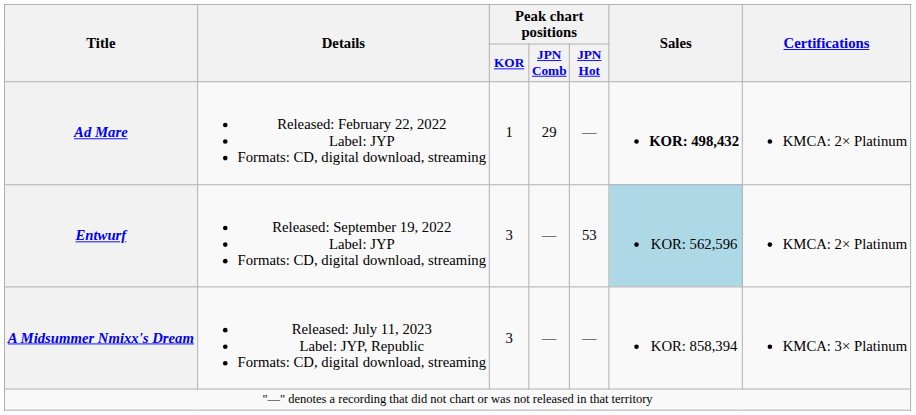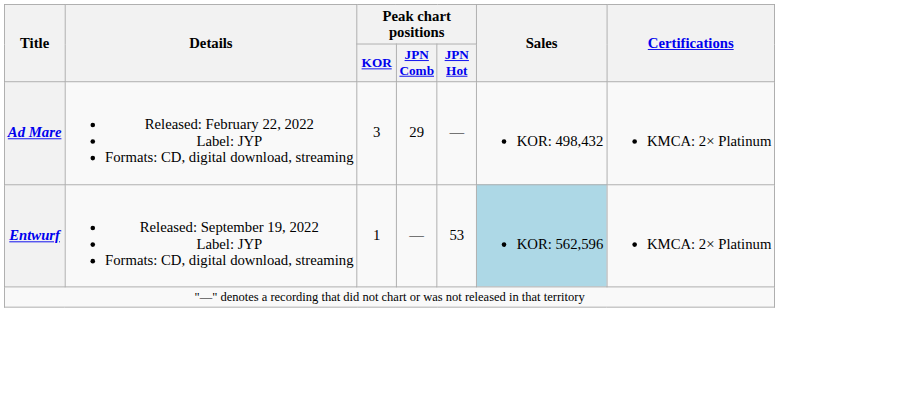(509, 133) 1 -> (377, 133) 3
(676, 141) bold -> (542, 141) normal
(509, 235) 3 -> (377, 235) 1
- row: (101, 338)
